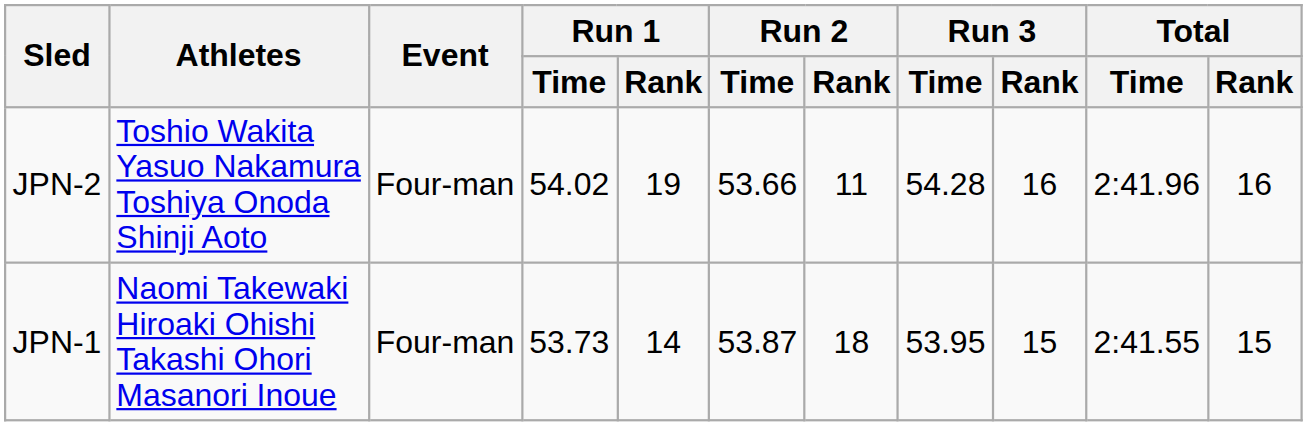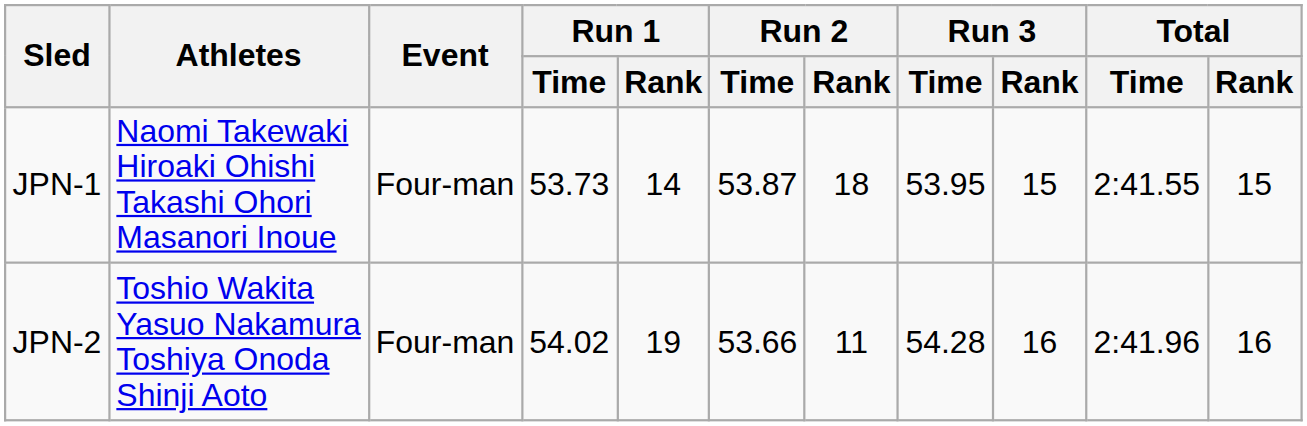rows swapped: (57, 342) <-> (57, 185)
